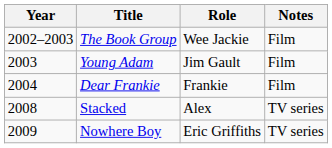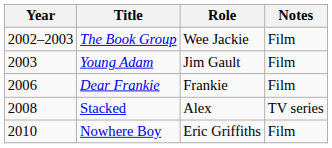(22, 85) 2004 -> (22, 85) 2006
(22, 131) 2009 -> (22, 131) 2010
(296, 131) TV series -> (282, 131) Film
